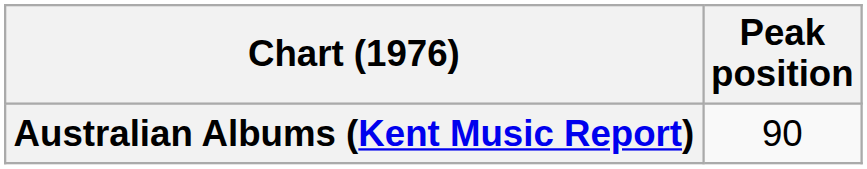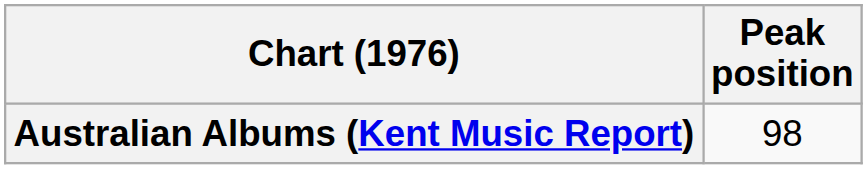(782, 132) 90 -> (782, 132) 98
